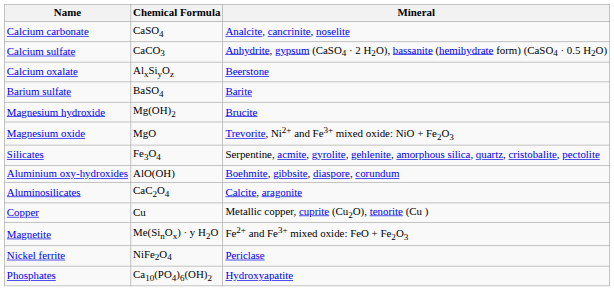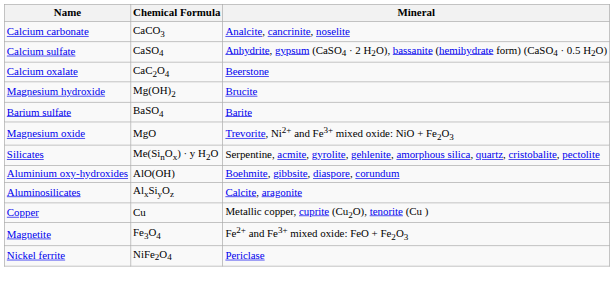(148, 31) CaSO4 -> (149, 31) CaCO3
(149, 51) CaCO3 -> (148, 51) CaSO4
(154, 72) AlxSiyOz -> (151, 72) CaC2O4
rows swapped: (39, 92) <-> (56, 112)
(147, 155) Fe3O4 -> (176, 155) Me(SinOx) · y H2O
(151, 192) CaC2O4 -> (154, 192) AlxSiyOz
(176, 234) Me(SinOx) · y H2O -> (147, 234) Fe3O4
- row: (31, 276)
